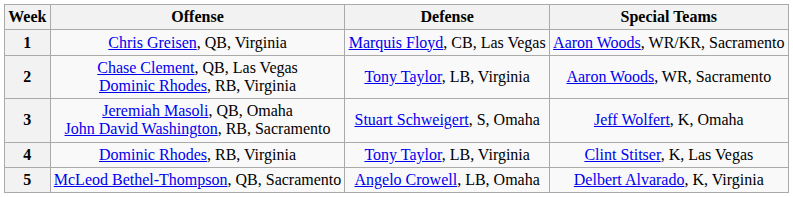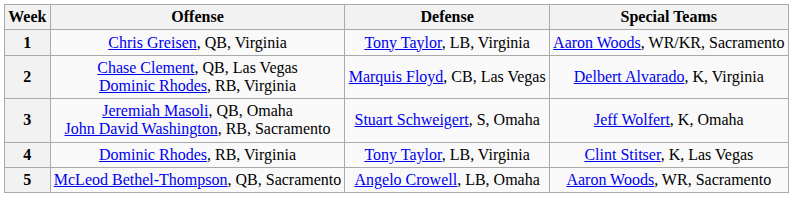(447, 42) Marquis Floyd, CB, Las Vegas -> (447, 42) Tony Taylor, LB, Virginia
(447, 76) Tony Taylor, LB, Virginia -> (447, 76) Marquis Floyd, CB, Las Vegas
(669, 76) Aaron Woods, WR, Sacramento -> (669, 76) Delbert Alvarado, K, Virginia
(669, 180) Delbert Alvarado, K, Virginia -> (669, 180) Aaron Woods, WR, Sacramento
